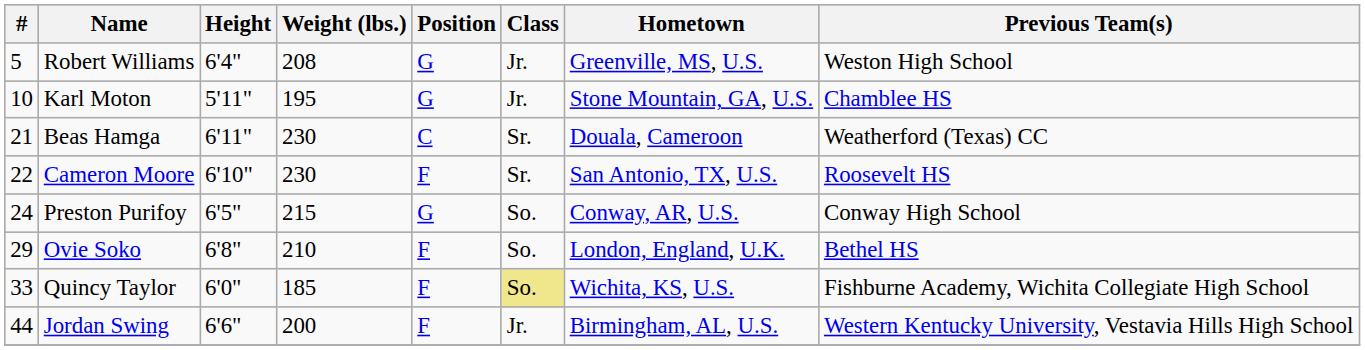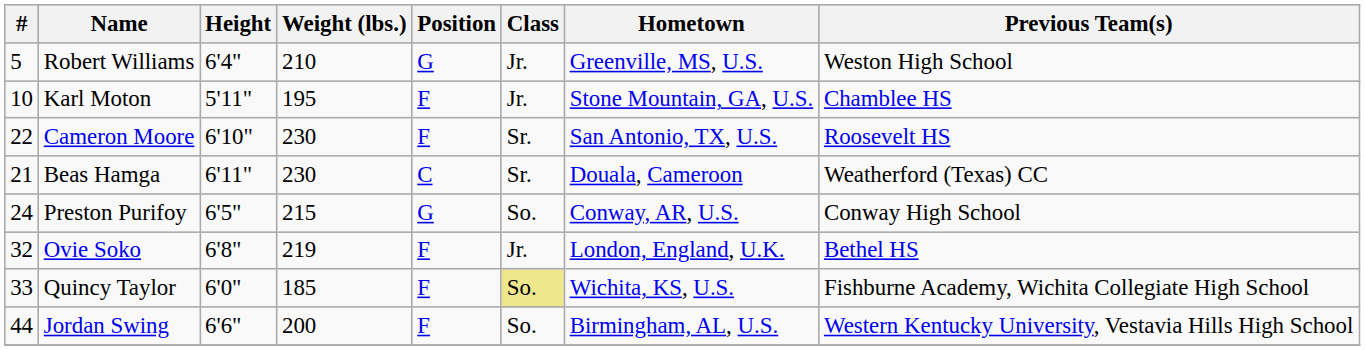(299, 61) 208 -> (299, 61) 210
(426, 99) G -> (424, 99) F
rows swapped: (102, 137) <-> (119, 174)
(22, 250) 29 -> (22, 250) 32
(299, 250) 210 -> (299, 250) 219
(522, 250) So. -> (517, 250) Jr.
(517, 325) Jr. -> (522, 325) So.
